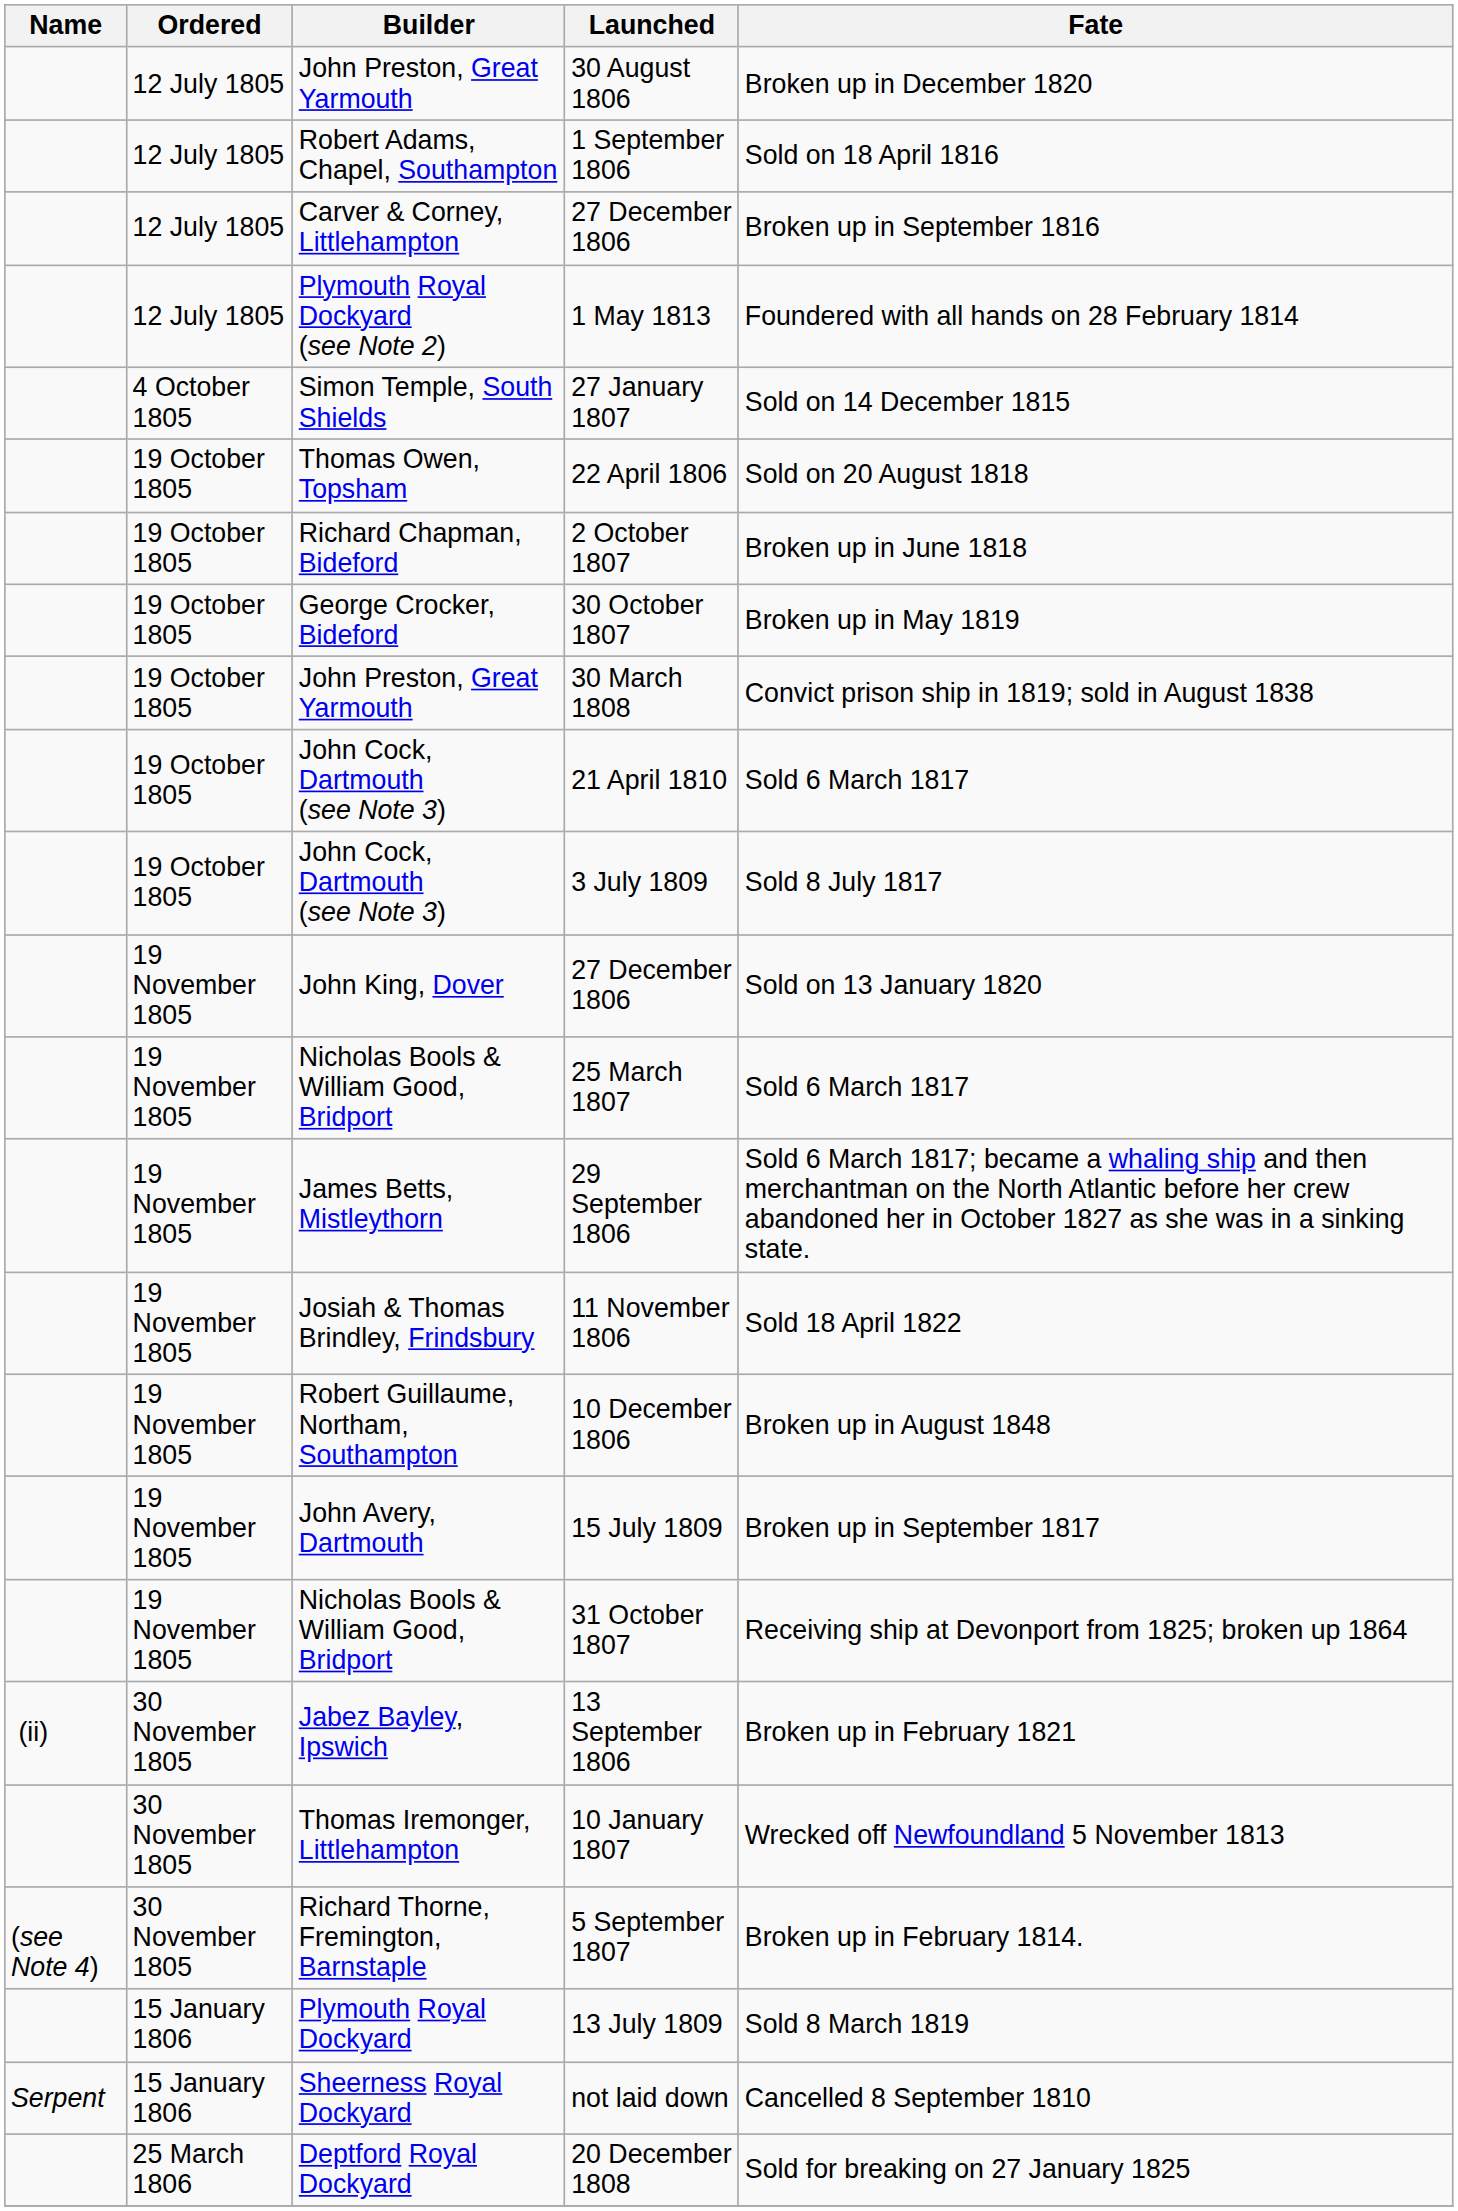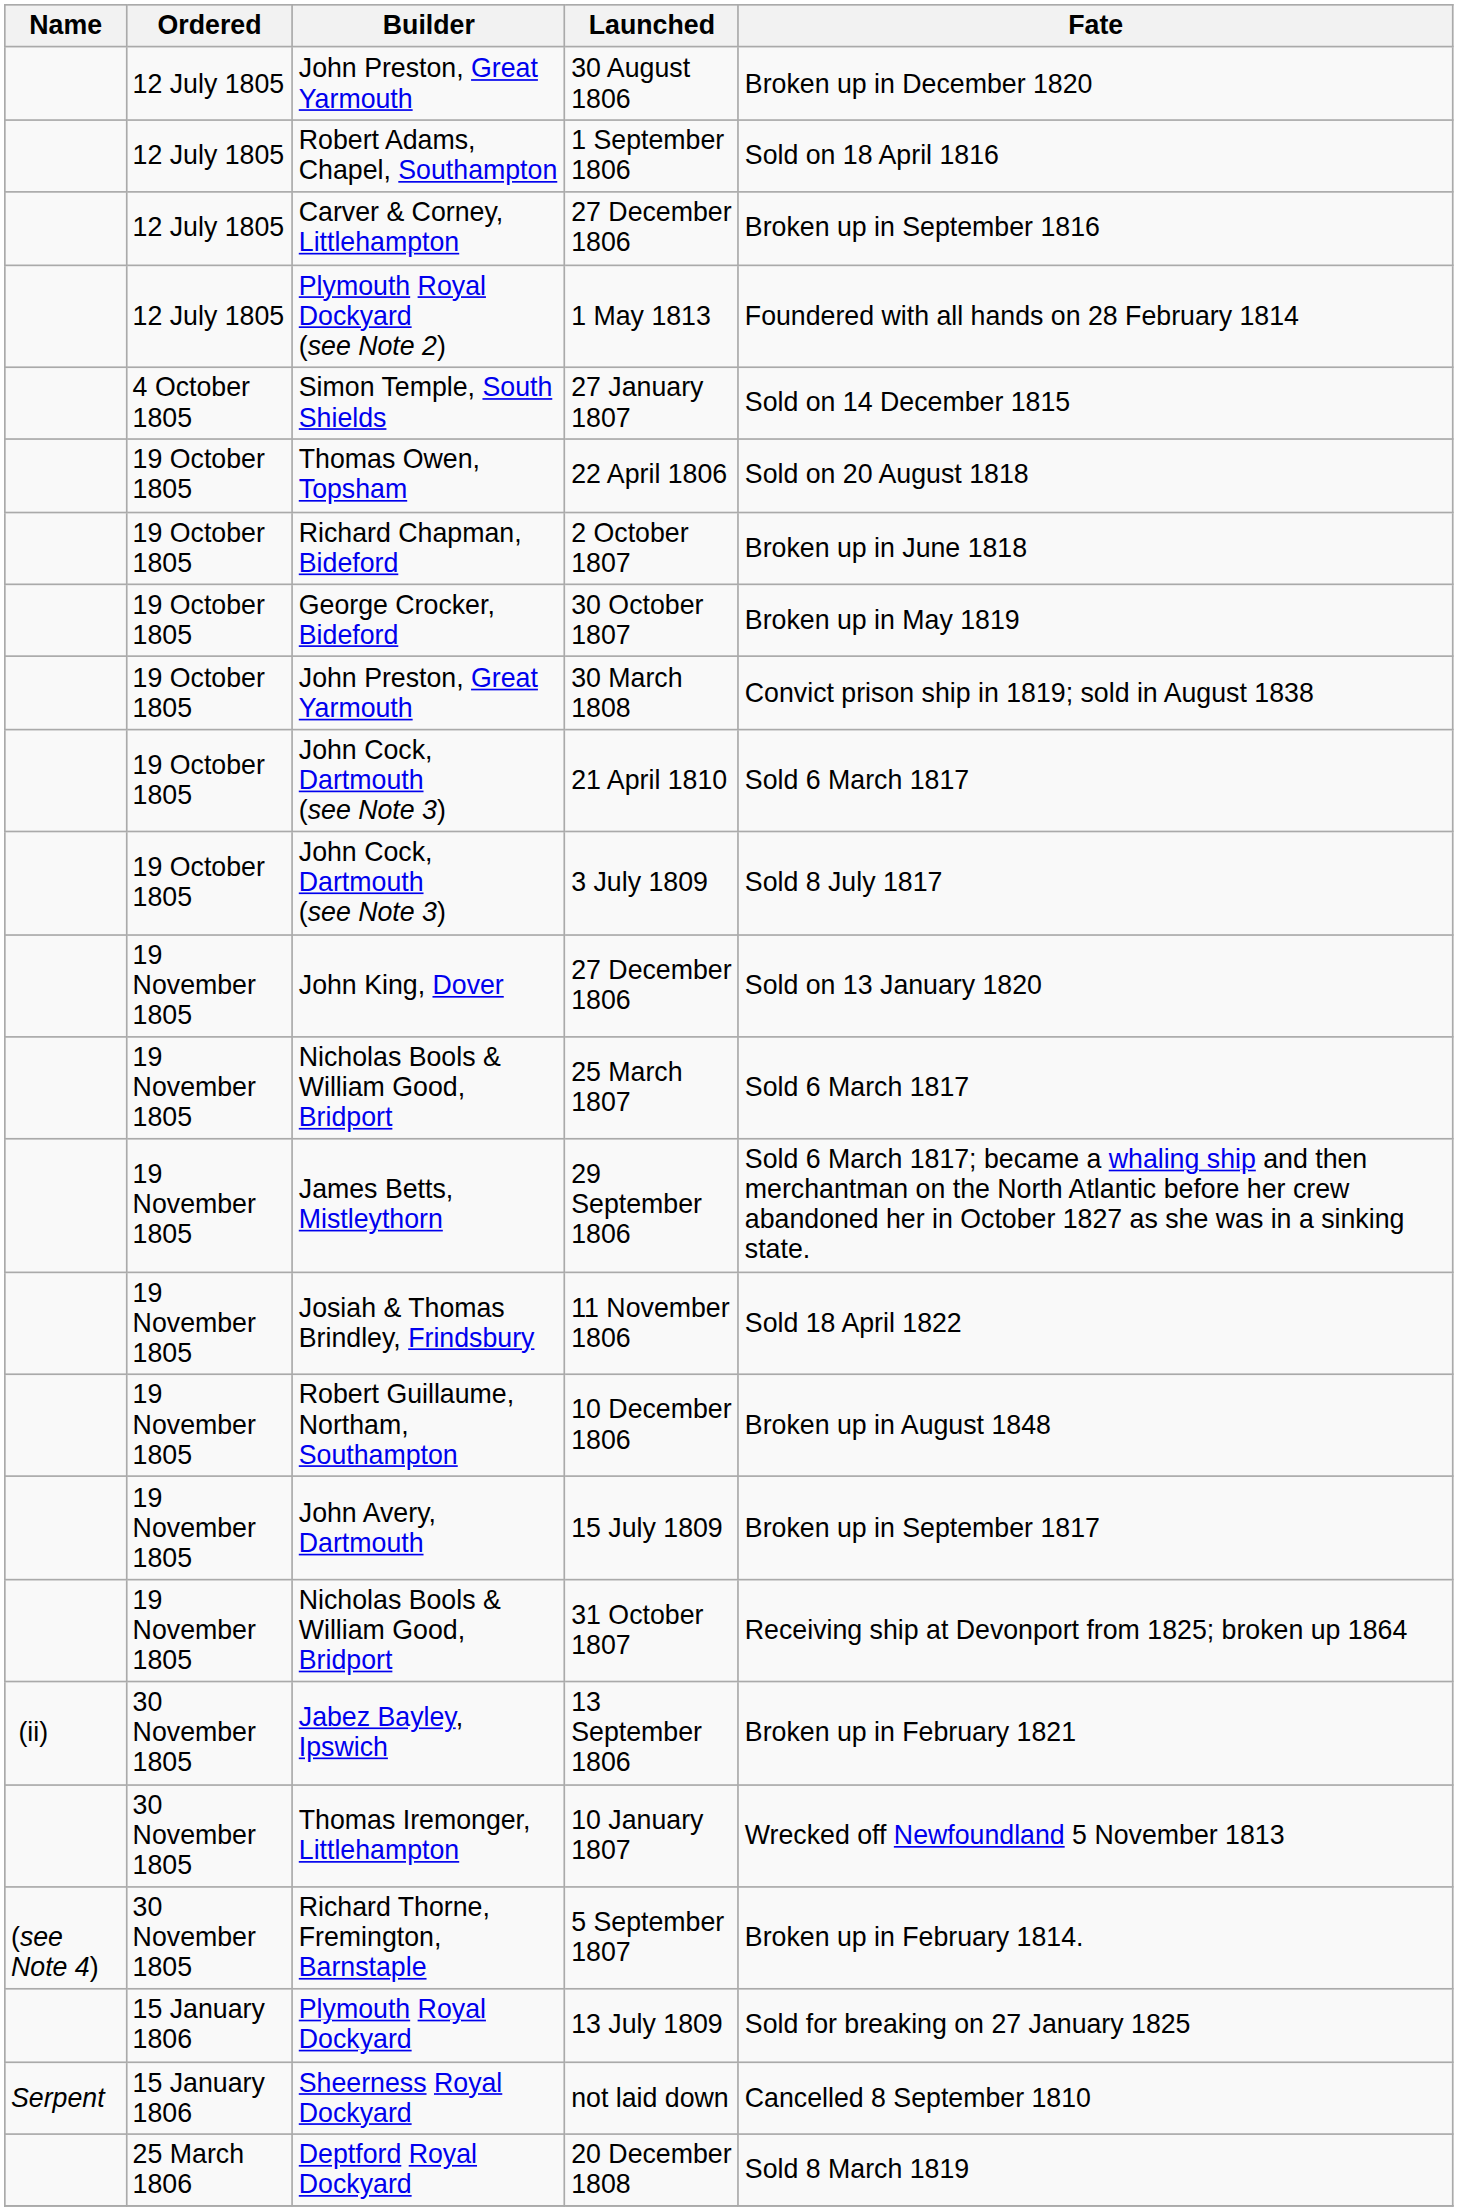(857, 2025) Sold 8 March 1819 -> (968, 2025) Sold for breaking on 27 January 1825
(968, 2169) Sold for breaking on 27 January 1825 -> (857, 2169) Sold 8 March 1819
